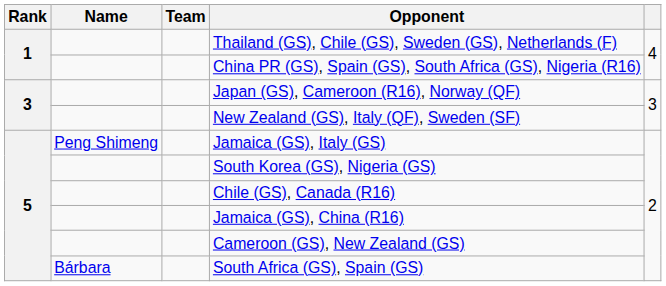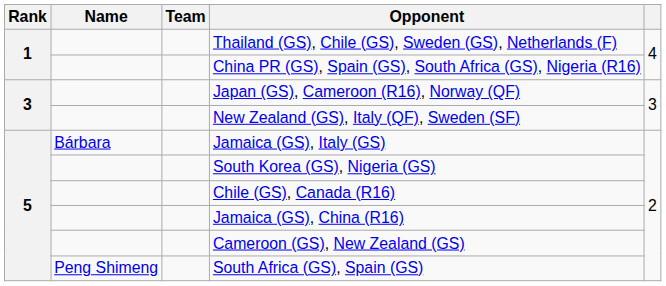(106, 142) Peng Shimeng -> (82, 142) Bárbara
(82, 268) Bárbara -> (106, 268) Peng Shimeng
